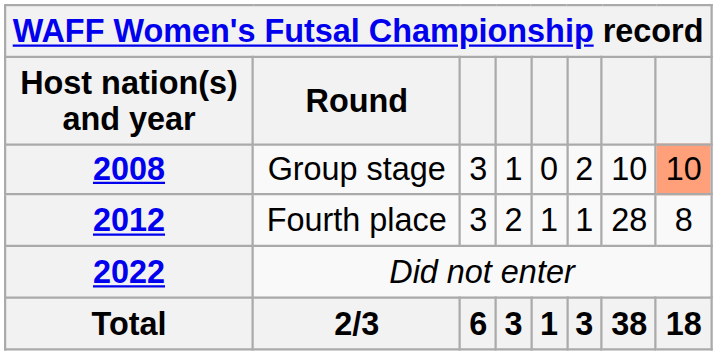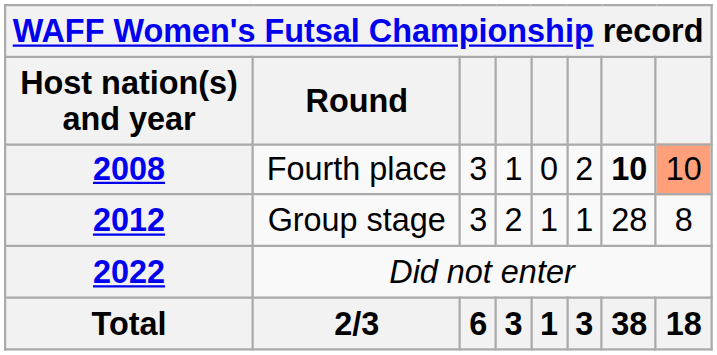(357, 169) Group stage -> (357, 169) Fourth place
(629, 169) normal -> (629, 169) bold
(357, 221) Fourth place -> (357, 221) Group stage
